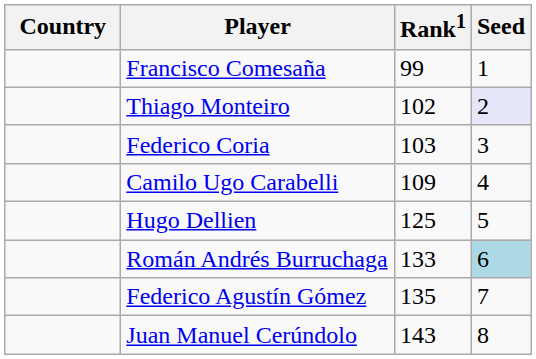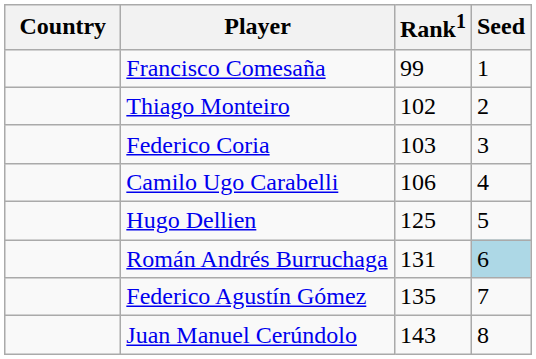(483, 106) lavender background -> (483, 106) no background
(418, 182) 109 -> (418, 182) 106
(418, 258) 133 -> (418, 258) 131
